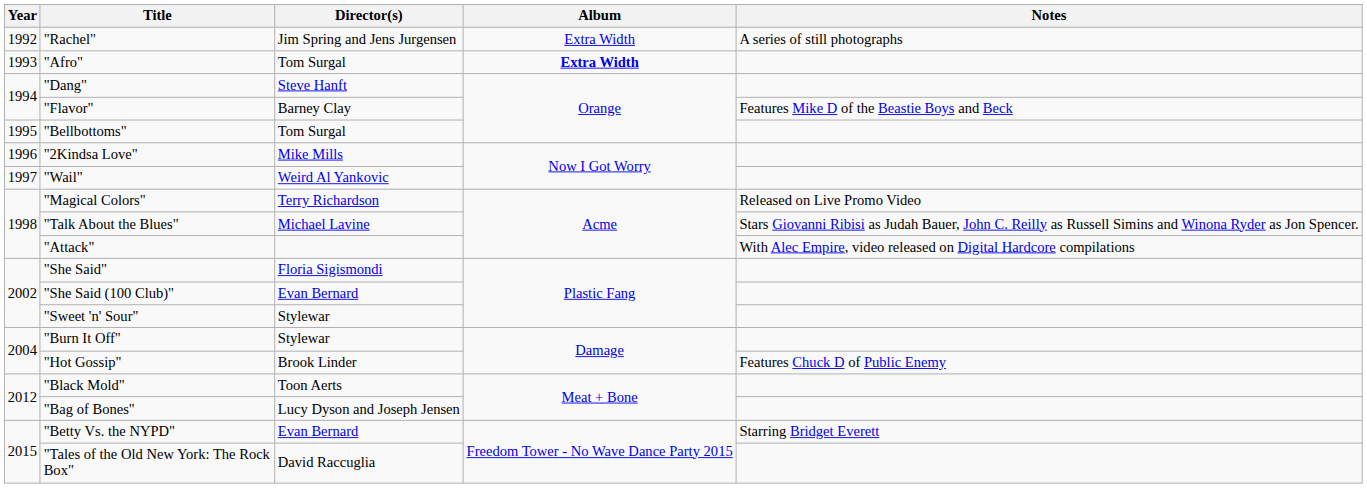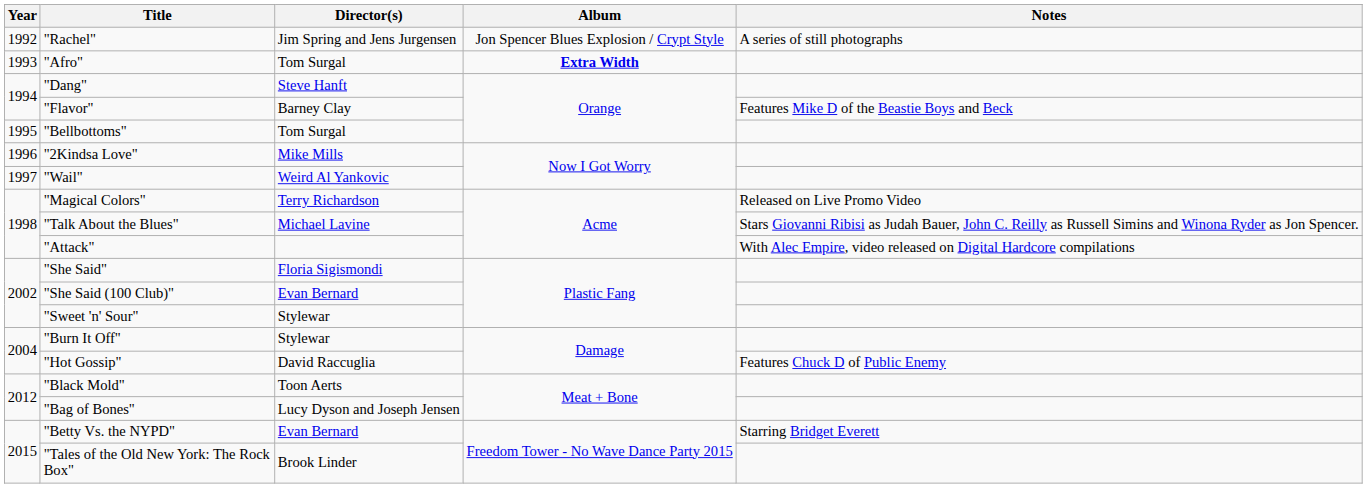(600, 39) Extra Width -> (600, 39) Jon Spencer Blues Explosion / Crypt Style
(317, 362) Brook Linder -> (327, 362) David Raccuglia
(327, 462) David Raccuglia -> (317, 462) Brook Linder
